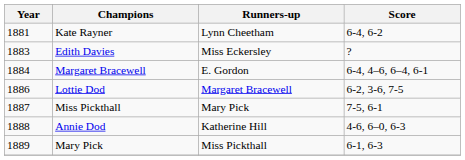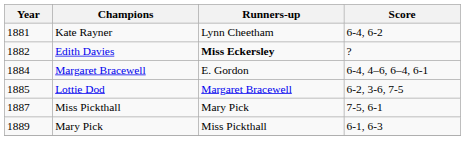(18, 51) 1883 -> (18, 51) 1882
(236, 51) normal -> (238, 51) bold
(18, 89) 1886 -> (18, 89) 1885
- row: (80, 126)
